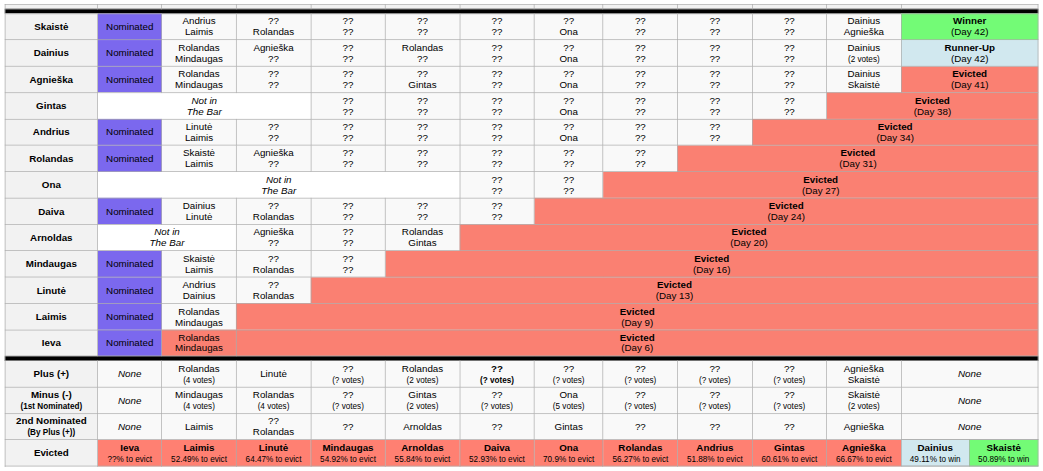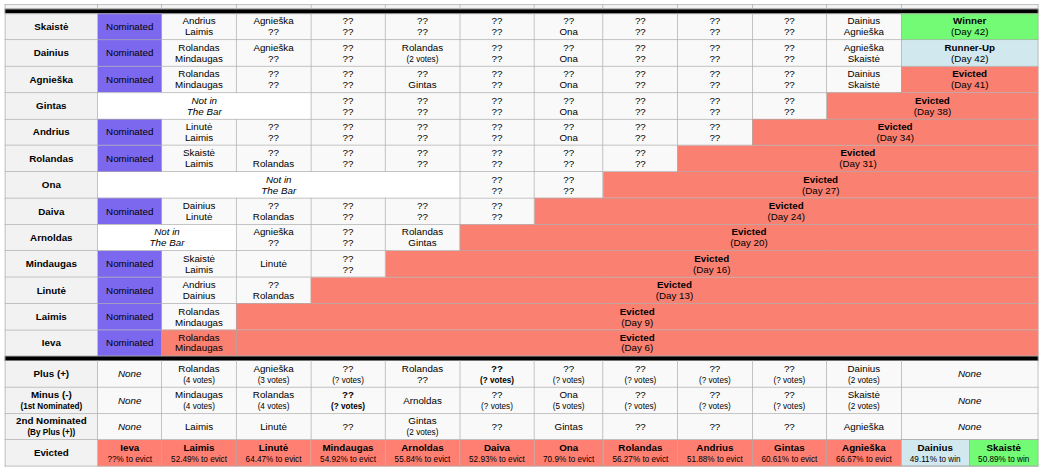(274, 27) ?? Rolandas -> (274, 27) Agnieška ??
(422, 53) Rolandas ?? -> (422, 53) Rolandas (2 votes)
(864, 53) Dainius (2 votes) -> (864, 53) Agnieška Skaistė
(274, 159) Agnieška ?? -> (274, 159) ?? Rolandas
(274, 264) ?? Rolandas -> (274, 264) Linutė
(274, 374) Linutė -> (274, 374) Agnieška (3 votes)
(422, 374) Rolandas (2 votes) -> (422, 374) Rolandas ??
(864, 374) Agnieška Skaistė -> (864, 374) Dainius (2 votes)
(348, 401) normal -> (348, 401) bold
(422, 401) Gintas (2 votes) -> (422, 401) Arnoldas
(274, 427) ?? Rolandas -> (274, 427) Linutė
(422, 427) Arnoldas -> (422, 427) Gintas (2 votes)
